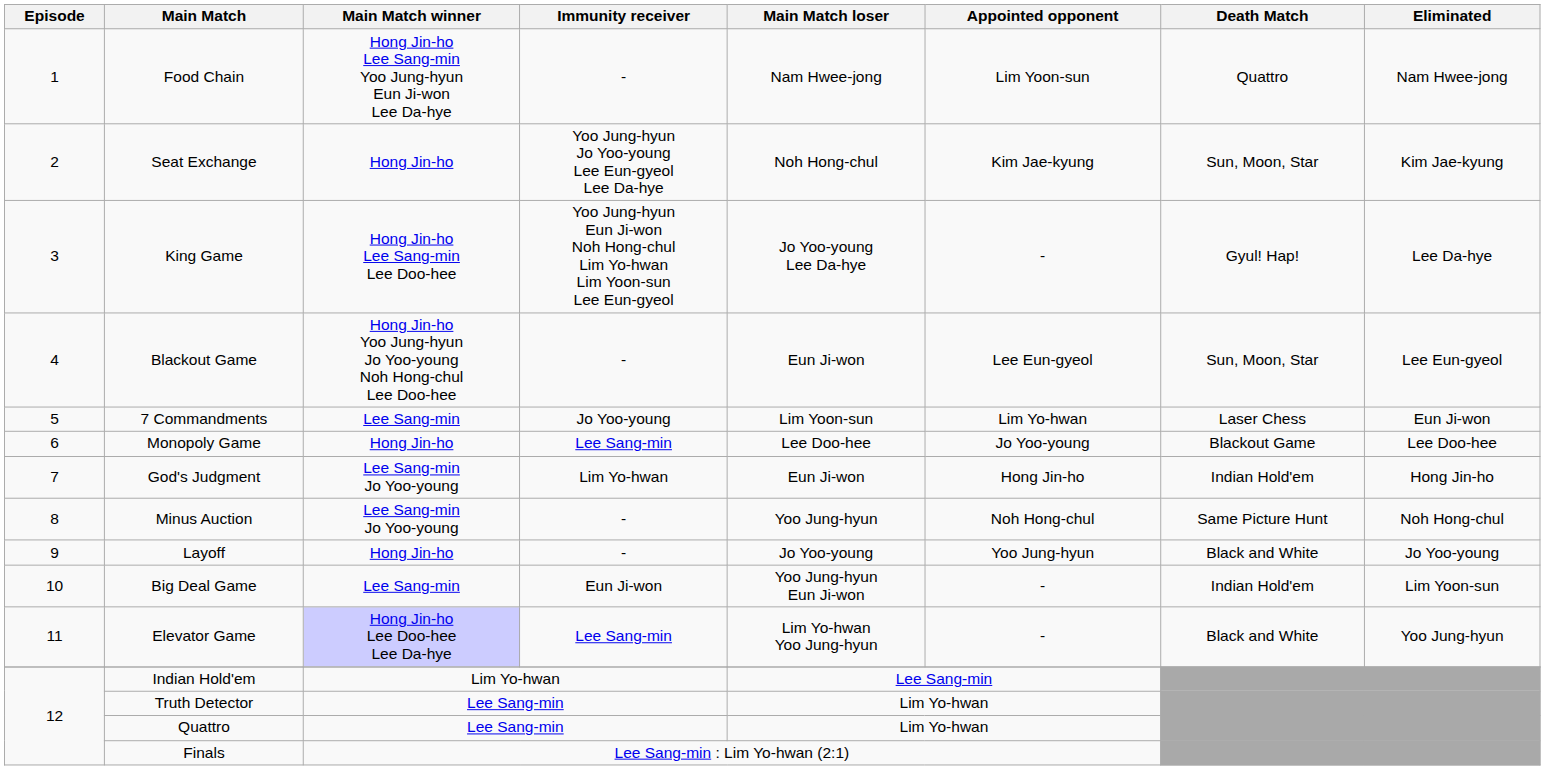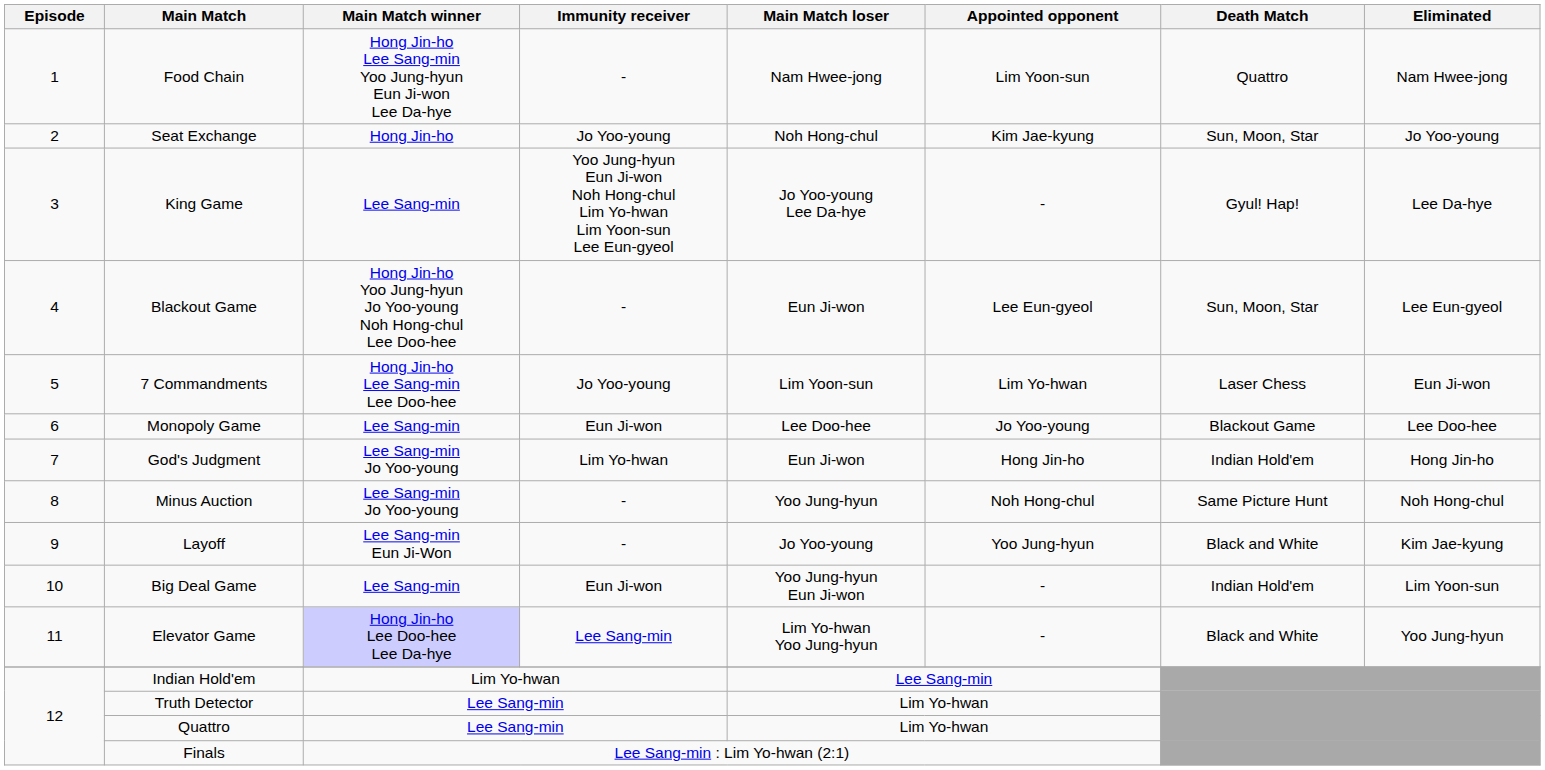(624, 162) Yoo Jung-hyun Jo Yoo-young Lee Eun-gyeol Lee Da-hye -> (624, 135) Jo Yoo-young
(1452, 162) Kim Jae-kyung -> (1452, 135) Jo Yoo-young
(412, 256) Hong Jin-ho Lee Sang-min Lee Doo-hee -> (412, 204) Lee Sang-min
(412, 419) Lee Sang-min -> (412, 384) Hong Jin-ho Lee Sang-min Lee Doo-hee
(412, 443) Hong Jin-ho -> (412, 426) Lee Sang-min
(624, 443) Lee Sang-min -> (624, 426) Eun Ji-won
(412, 552) Hong Jin-ho -> (412, 543) Lee Sang-min Eun Ji-Won
(1452, 552) Jo Yoo-young -> (1452, 543) Kim Jae-kyung
